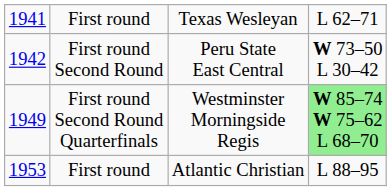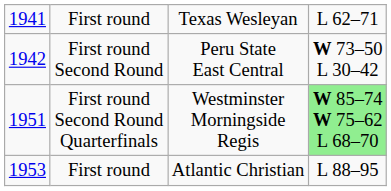(27, 119) 1949 -> (27, 119) 1951
